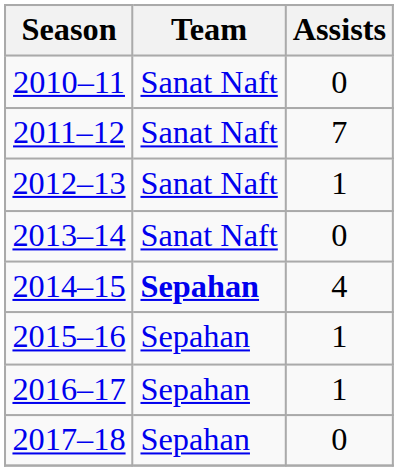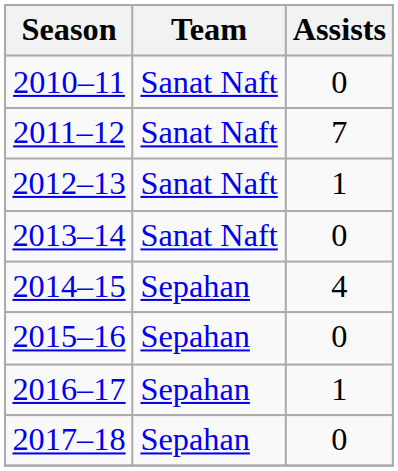(200, 286) bold -> (195, 286) normal
(339, 337) 1 -> (339, 337) 0
